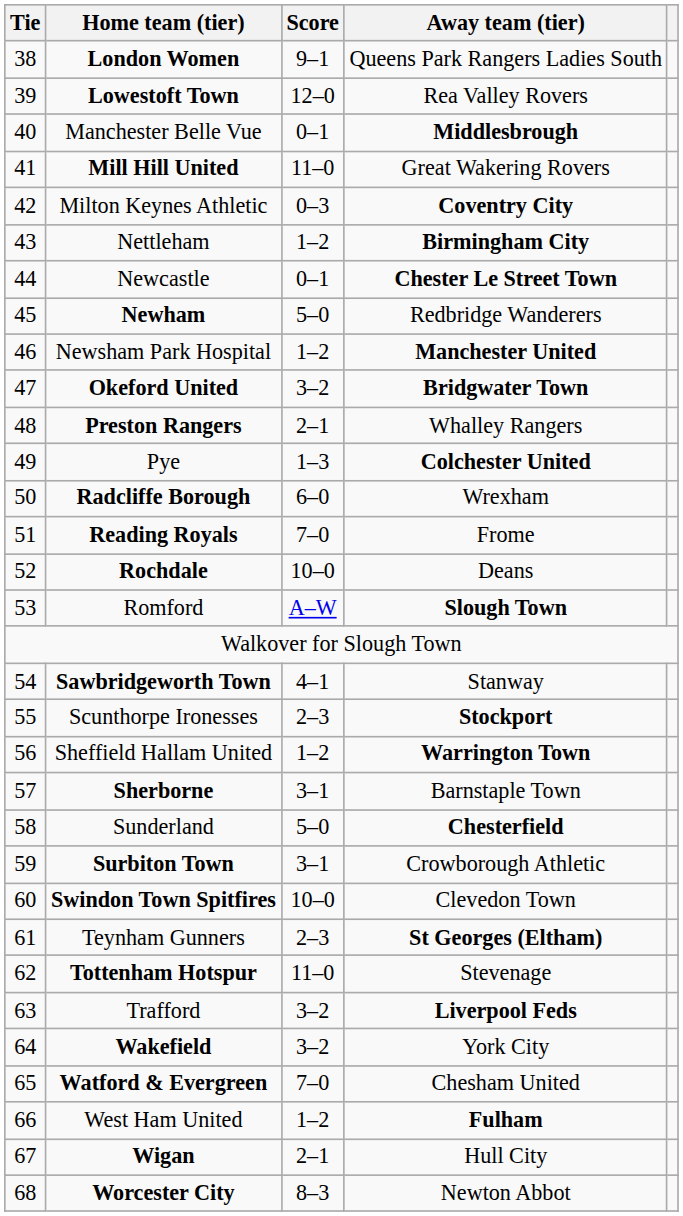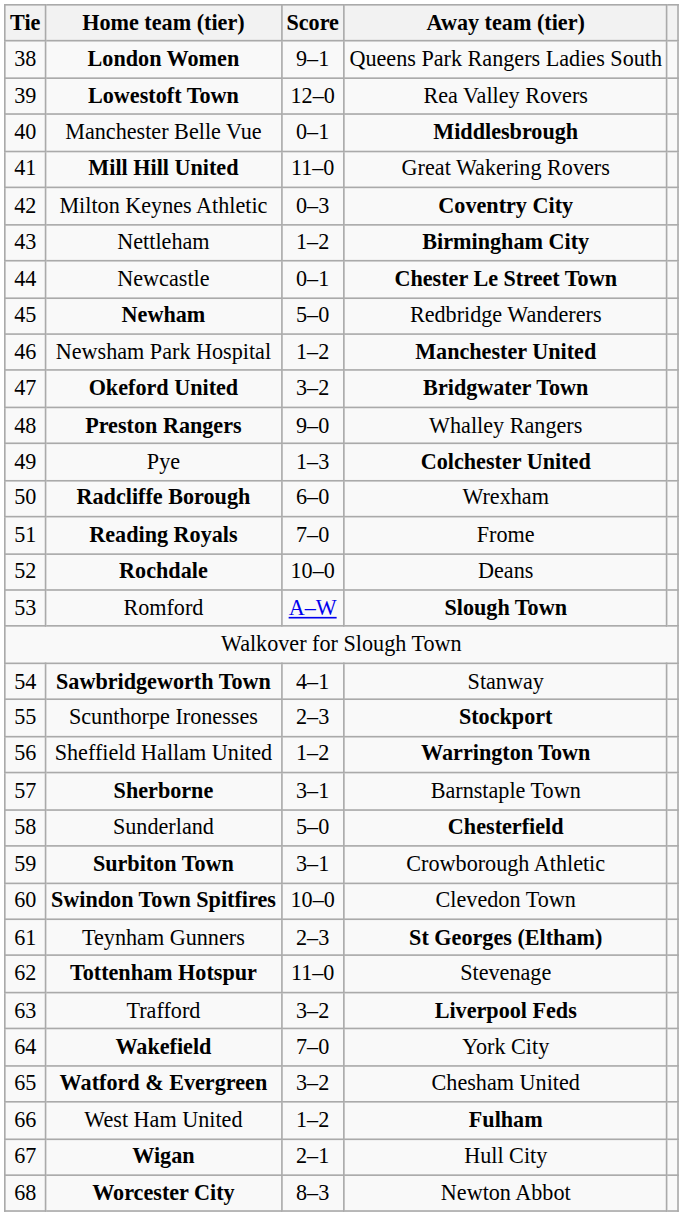(313, 424) 2–1 -> (313, 424) 9–0
(313, 1046) 3–2 -> (313, 1046) 7–0
(313, 1083) 7–0 -> (313, 1083) 3–2
